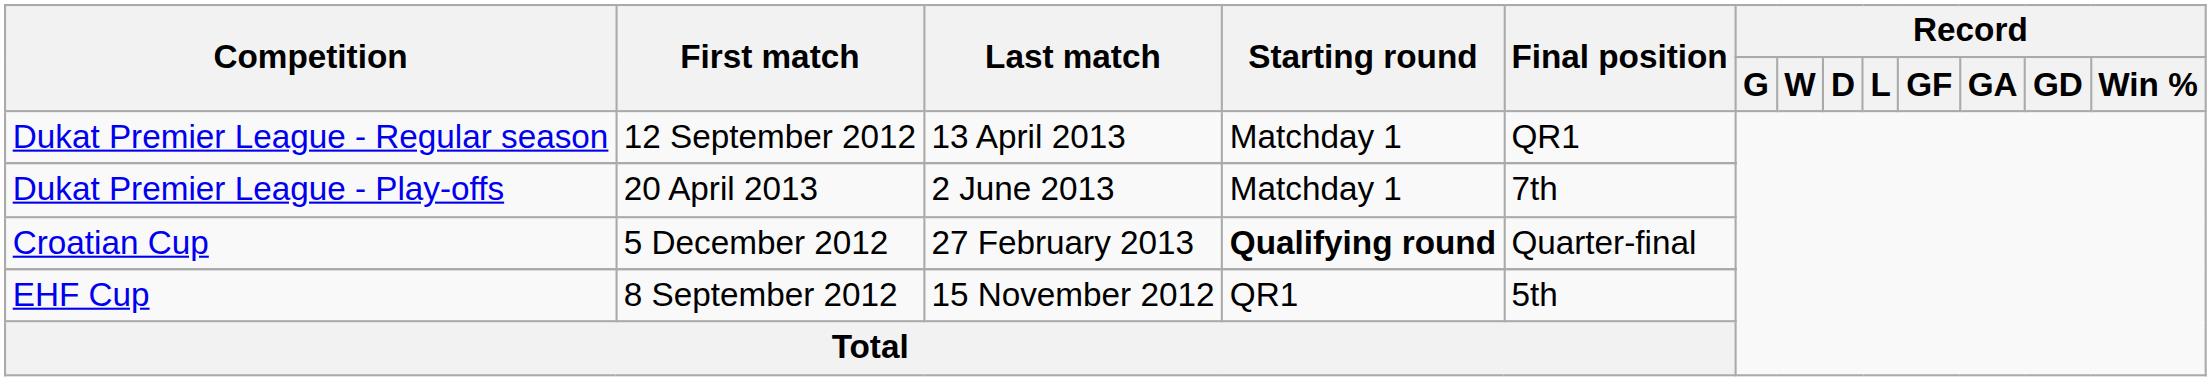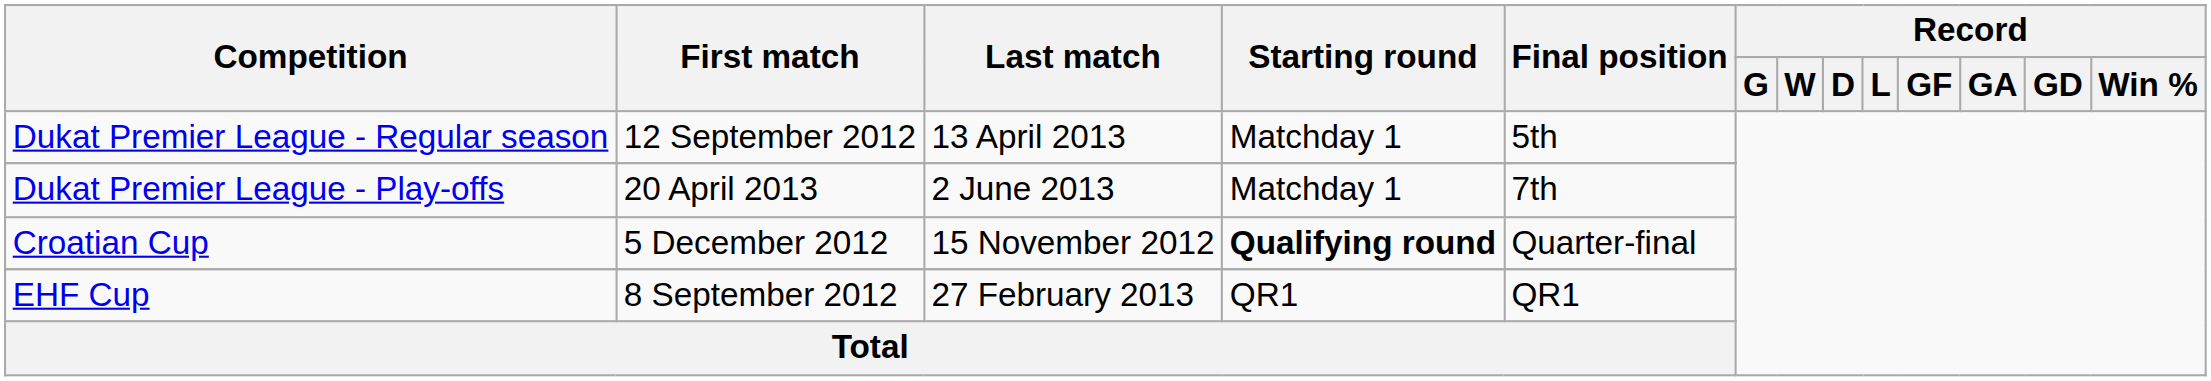(1546, 136) QR1 -> (1535, 136) 5th
(1063, 242) 27 February 2013 -> (1073, 242) 15 November 2012
(1073, 294) 15 November 2012 -> (1063, 294) 27 February 2013
(1535, 294) 5th -> (1546, 294) QR1
